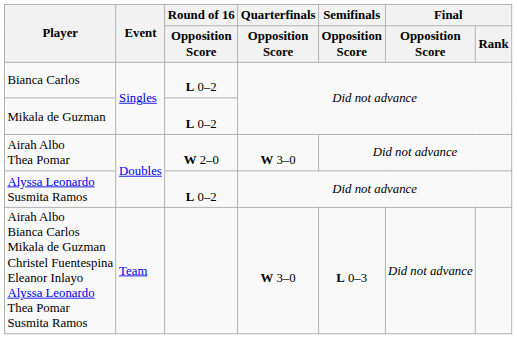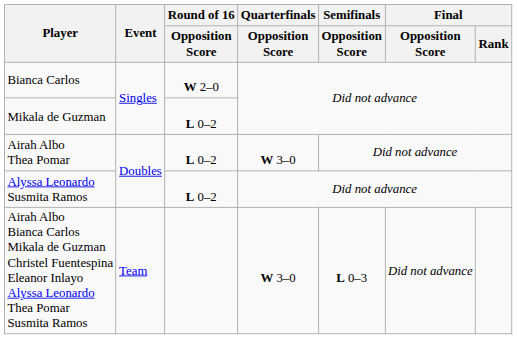(201, 87) L 0–2 -> (201, 87) W 2–0
(201, 160) W 2–0 -> (201, 160) L 0–2
